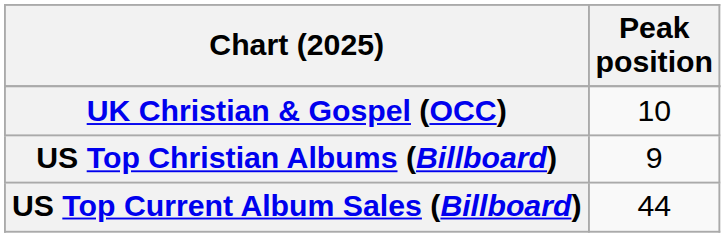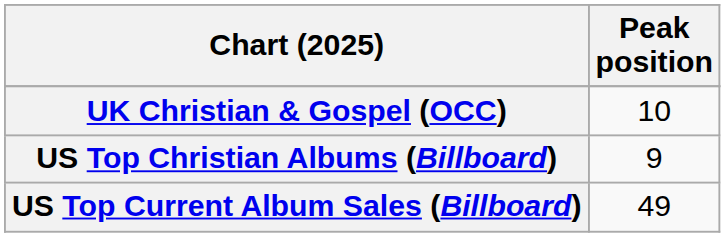(654, 206) 44 -> (654, 206) 49
